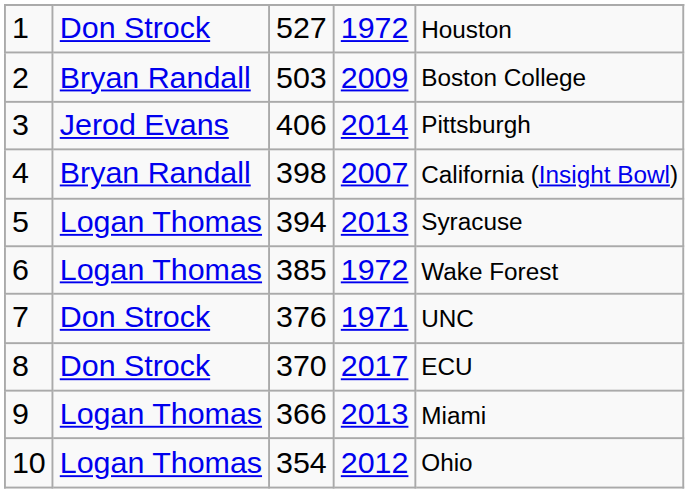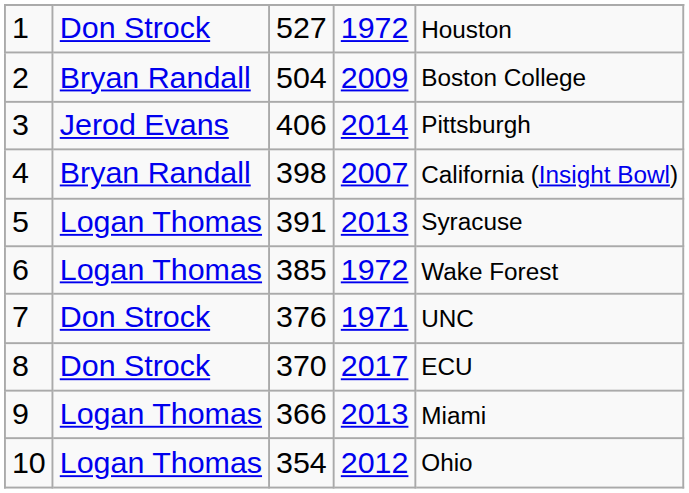(301, 76) 503 -> (301, 76) 504
(301, 221) 394 -> (301, 221) 391
